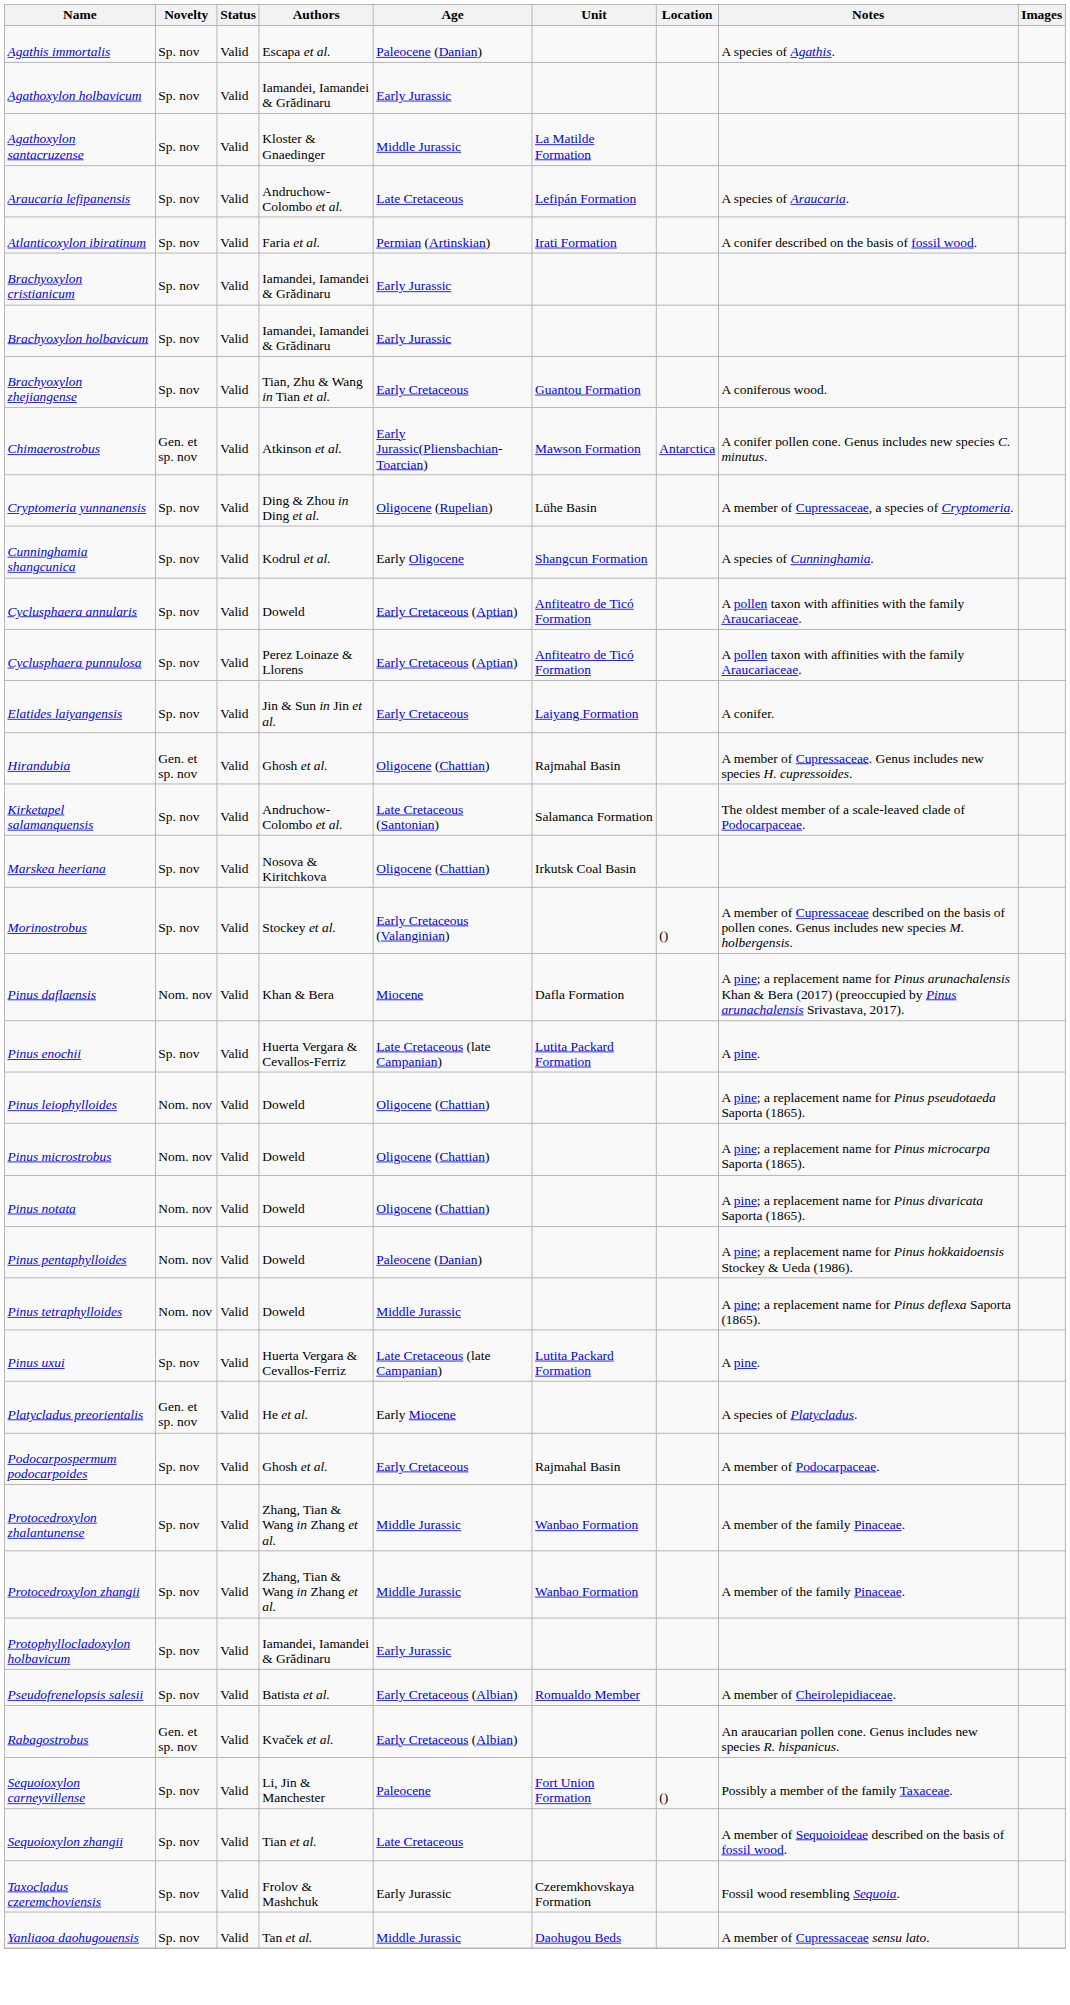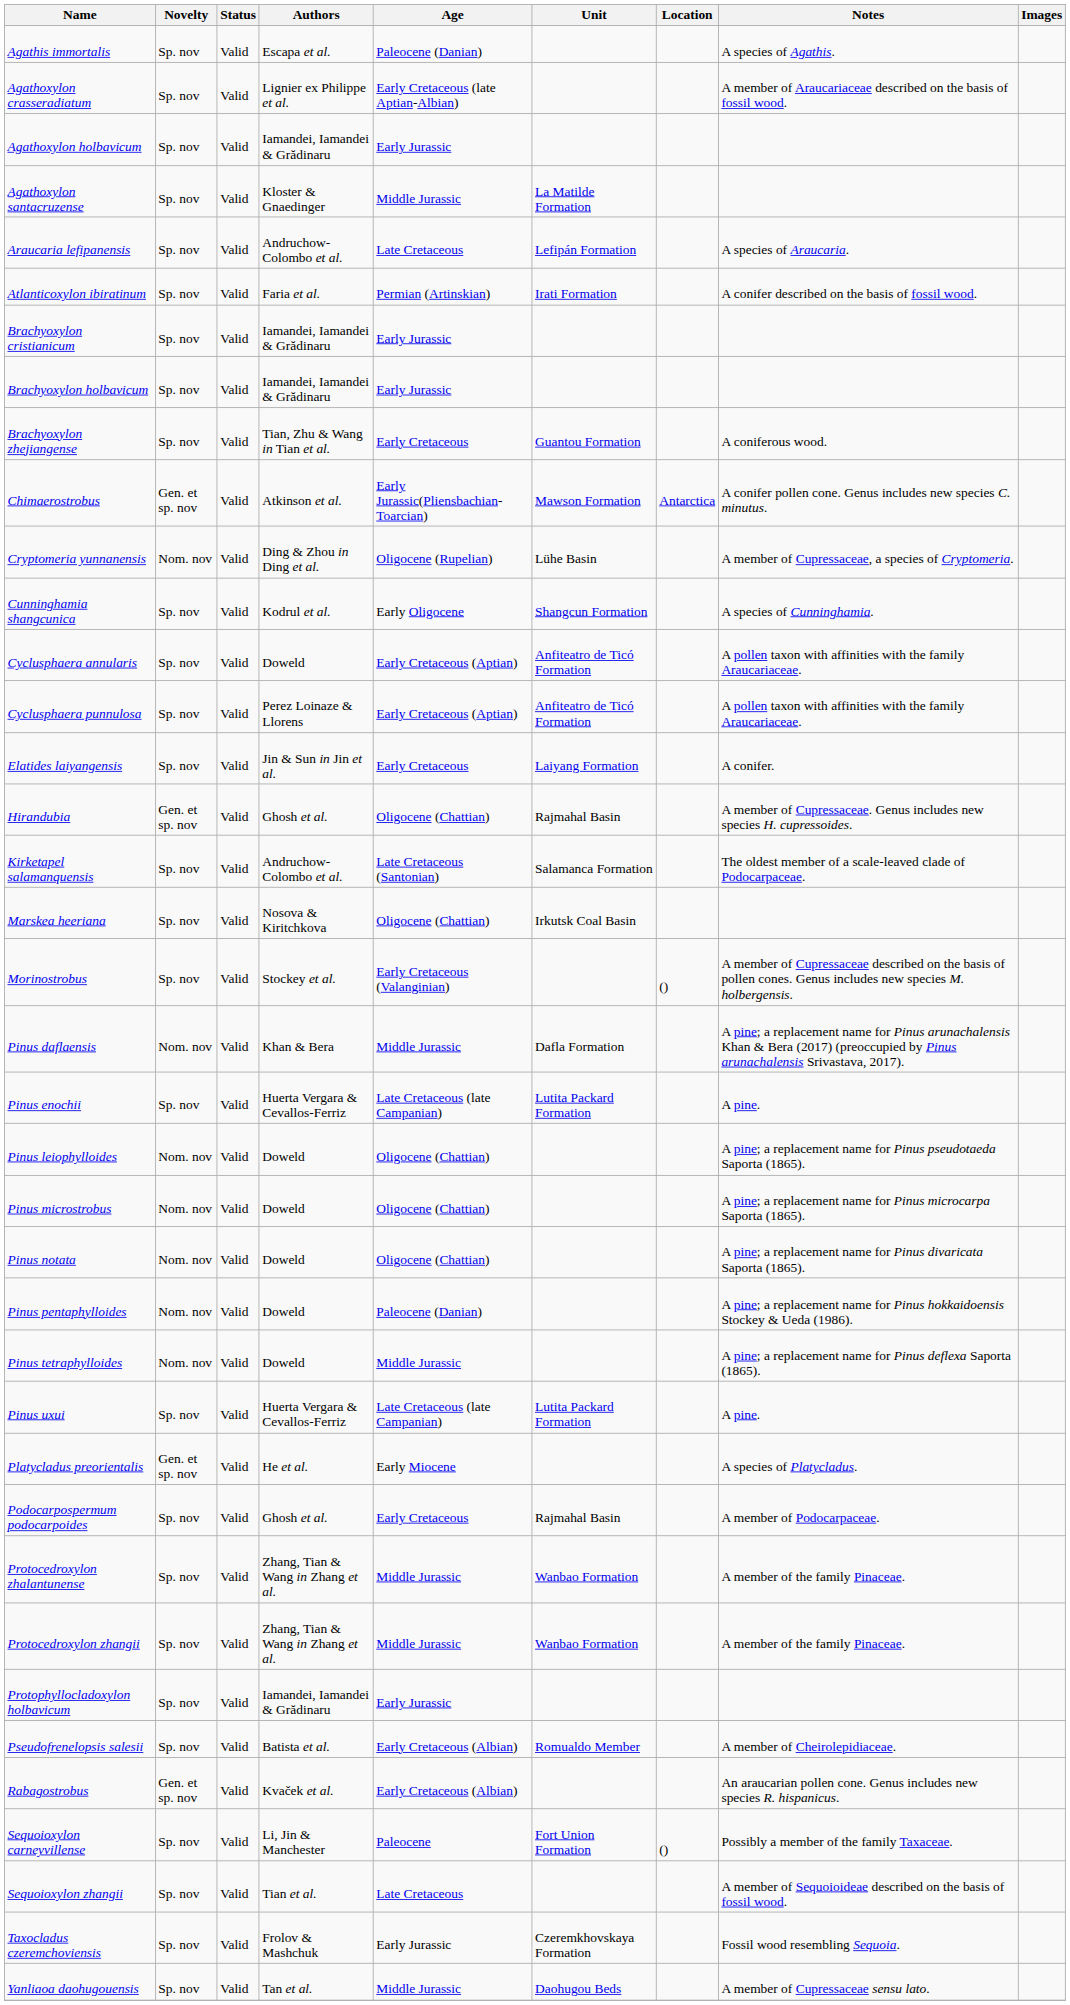+ row: (49, 95)
(179, 508) Sp. nov -> (185, 559) Nom. nov
(400, 994) Miocene -> (419, 1046) Middle Jurassic
